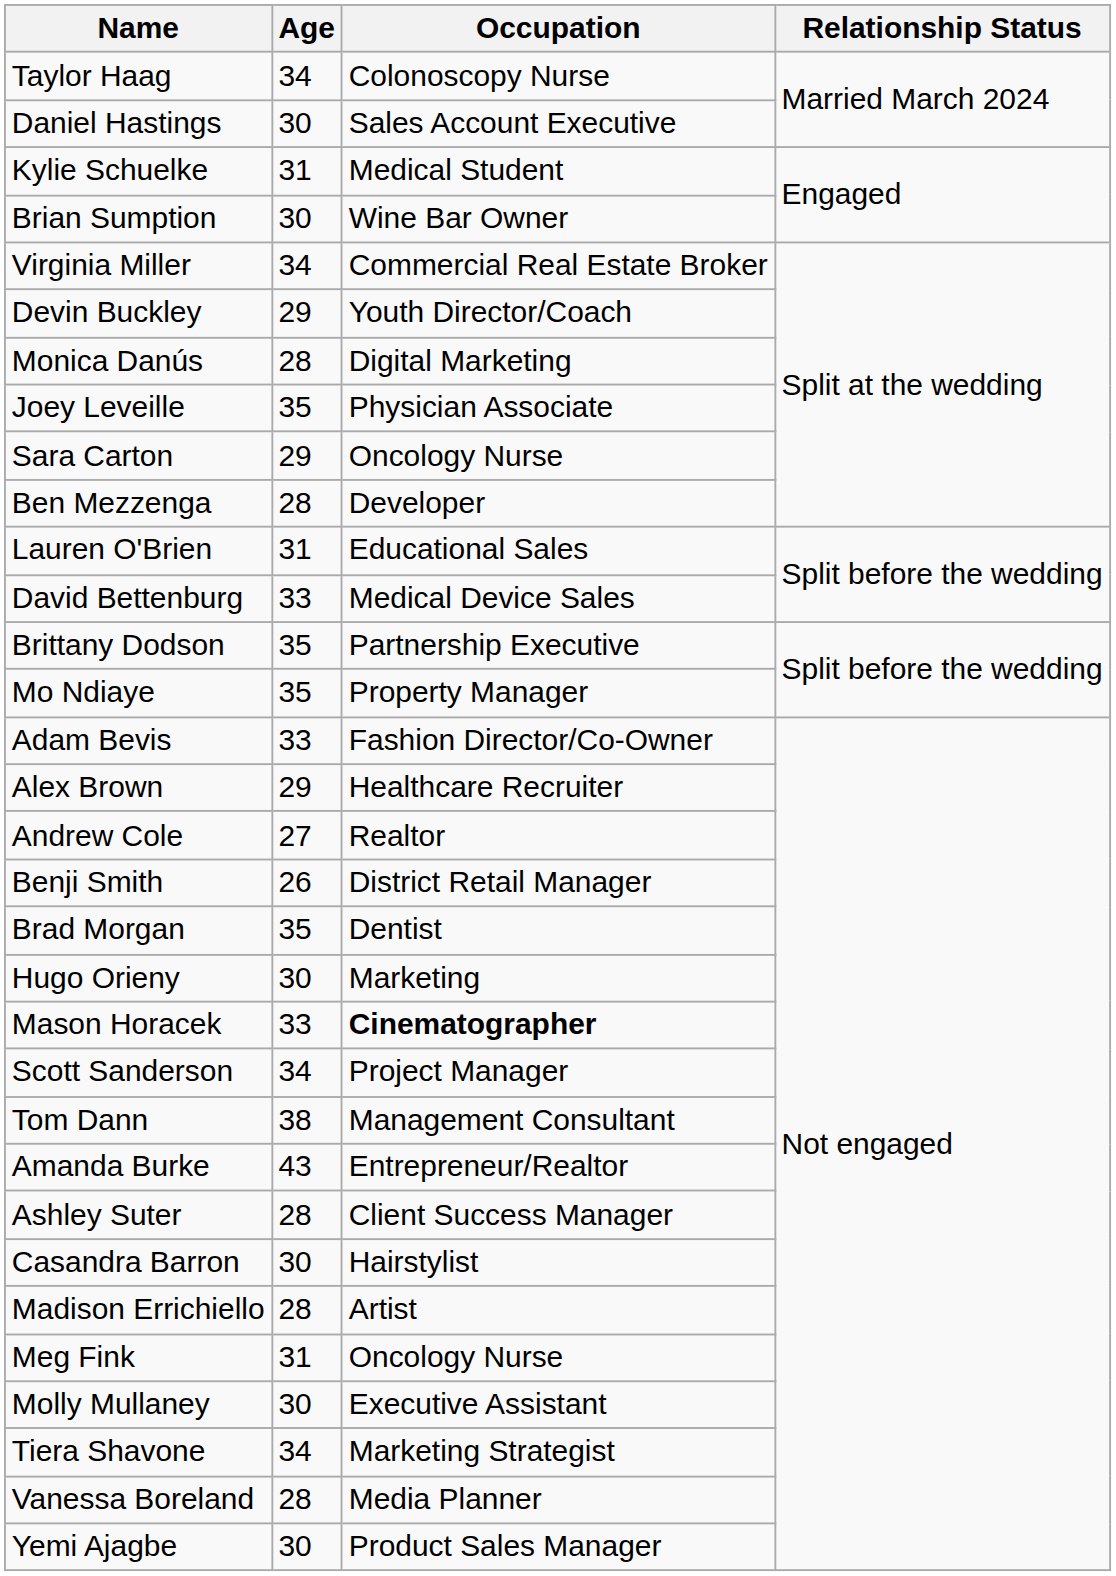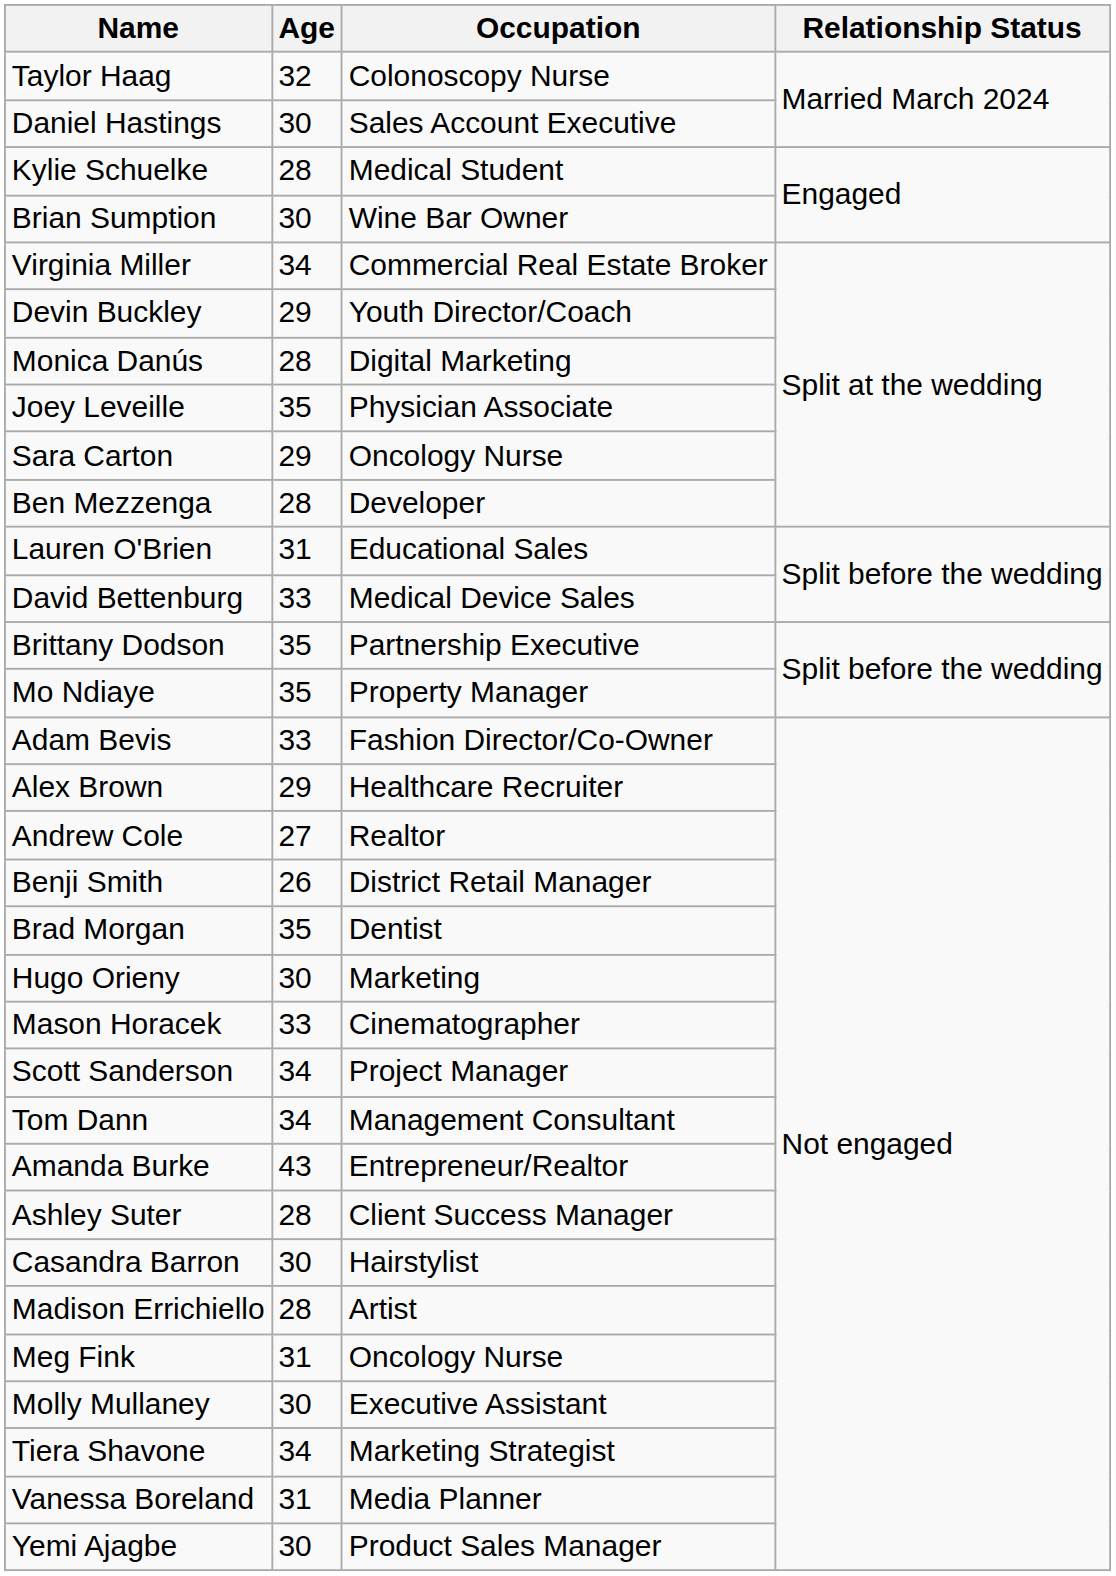(295, 75) 34 -> (295, 75) 32
(295, 170) 31 -> (295, 170) 28
(473, 1024) bold -> (464, 1024) normal
(295, 1119) 38 -> (295, 1119) 34
(295, 1499) 28 -> (295, 1499) 31
